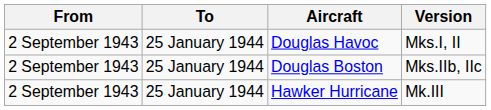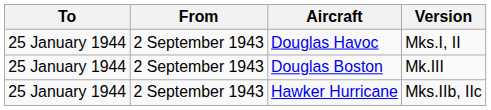columns swapped: (73, 17) <-> (205, 17)
(443, 67) Mks.IIb, IIc -> (425, 67) Mk.III
(425, 92) Mk.III -> (443, 92) Mks.IIb, IIc
